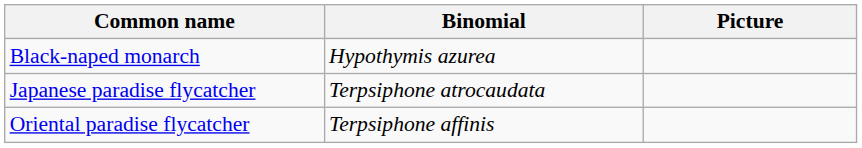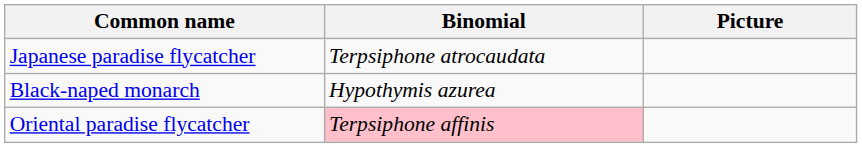rows swapped: (105, 55) <-> (133, 90)
(412, 124) no background -> (412, 124) pink background
